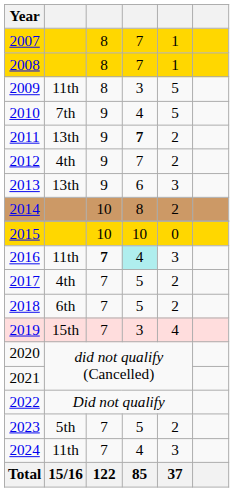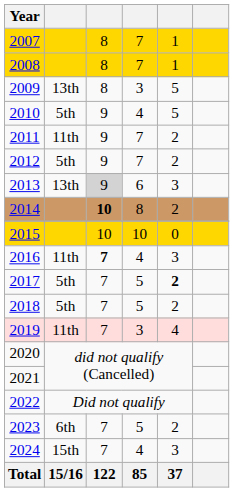(66, 88) 11th -> (66, 88) 13th
(66, 112) 7th -> (66, 112) 5th
(66, 137) 13th -> (66, 137) 11th
(140, 137) bold -> (140, 137) normal
(66, 161) 4th -> (66, 161) 5th
(104, 185) no background -> (104, 185) lightgrey background
(104, 209) normal -> (104, 209) bold
(140, 257) paleturquoise background -> (140, 257) no background
(66, 281) 4th -> (66, 281) 5th
(175, 281) normal -> (175, 281) bold
(66, 305) 6th -> (66, 305) 5th
(66, 329) 15th -> (66, 329) 11th
(66, 426) 5th -> (66, 426) 6th
(66, 450) 11th -> (66, 450) 15th
